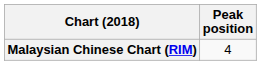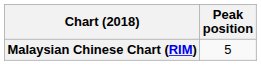(228, 49) 4 -> (228, 49) 5
